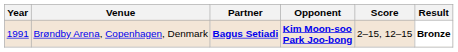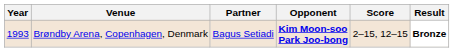(18, 34) 1991 -> (18, 34) 1993
(245, 34) bold -> (243, 34) normal
